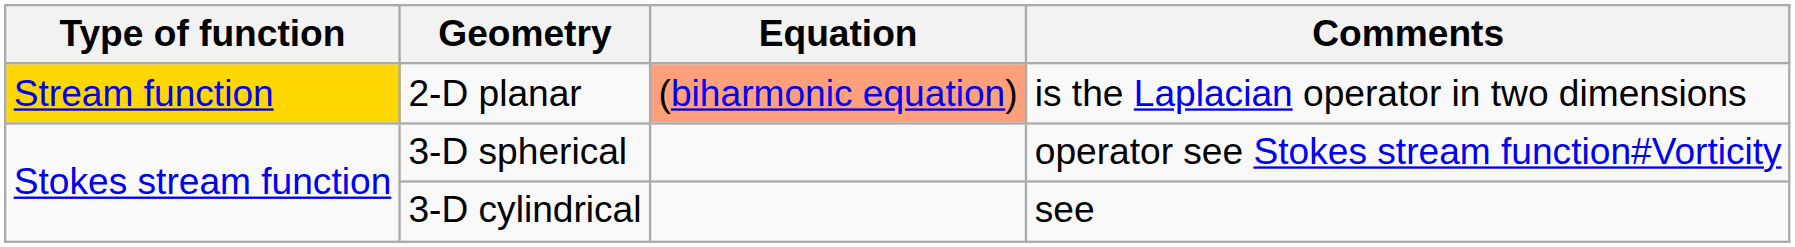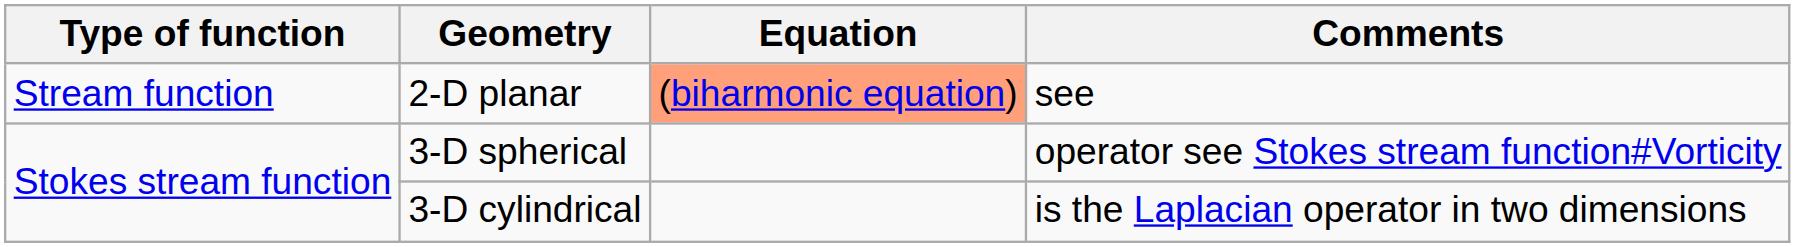(144, 92) gold background -> (144, 92) no background
(1391, 92) is the Laplacian operator in two dimensions -> (1065, 92) see
(1065, 210) see -> (1391, 210) is the Laplacian operator in two dimensions
